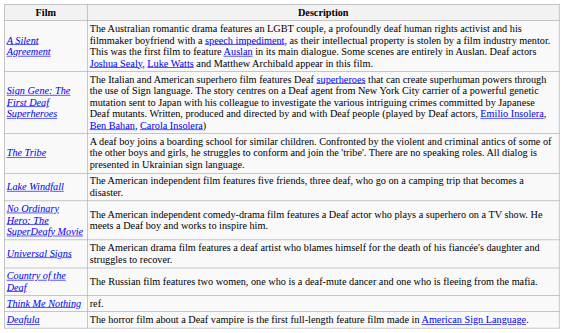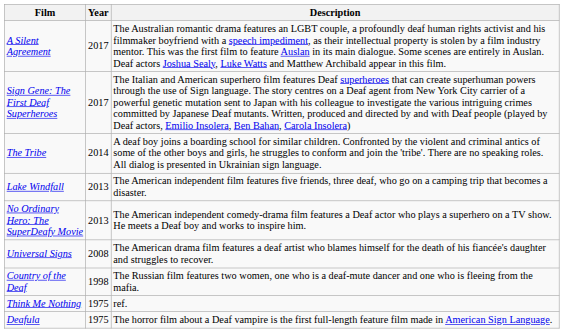+ column: (98, 12)
